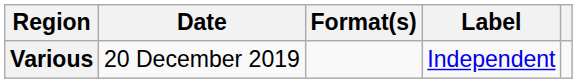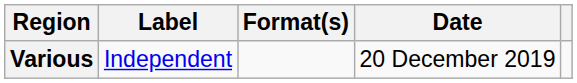columns swapped: (202, 22) <-> (491, 22)
